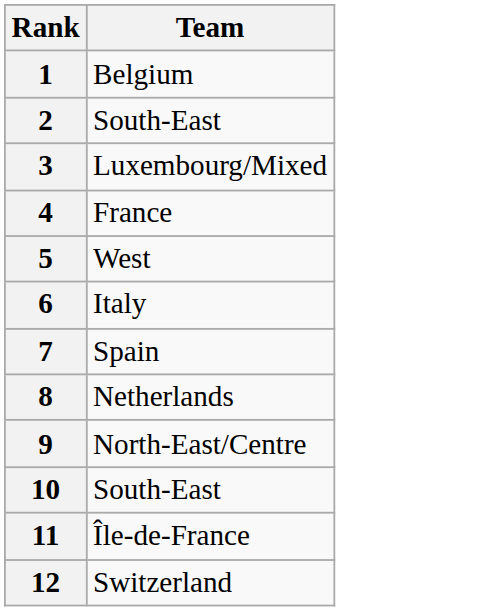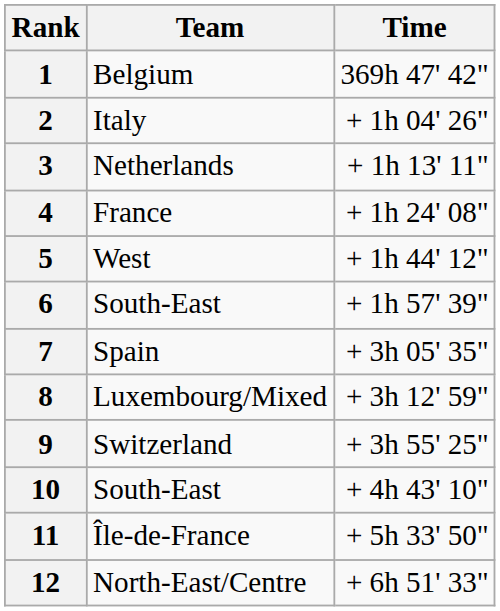+ column: (415, 27)
(157, 119) South-East -> (120, 119) Italy
(210, 166) Luxembourg/Mixed -> (163, 166) Netherlands
(120, 304) Italy -> (157, 304) South-East
(163, 397) Netherlands -> (210, 397) Luxembourg/Mixed
(200, 443) North-East/Centre -> (163, 443) Switzerland
(163, 581) Switzerland -> (200, 581) North-East/Centre
